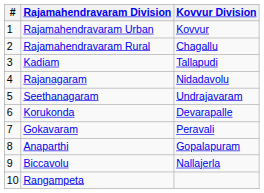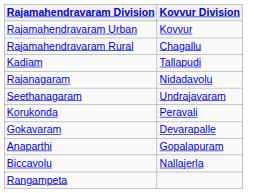- column: (13, 12)
(204, 113) Devarapalle -> (179, 113) Peravali
(195, 130) Peravali -> (188, 130) Devarapalle
